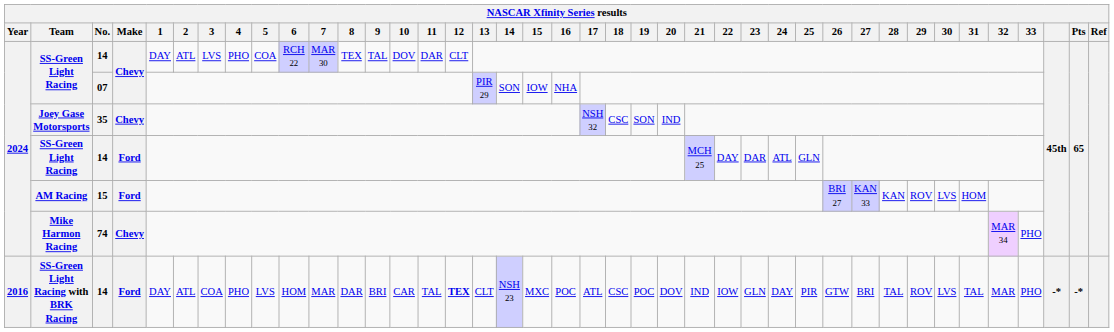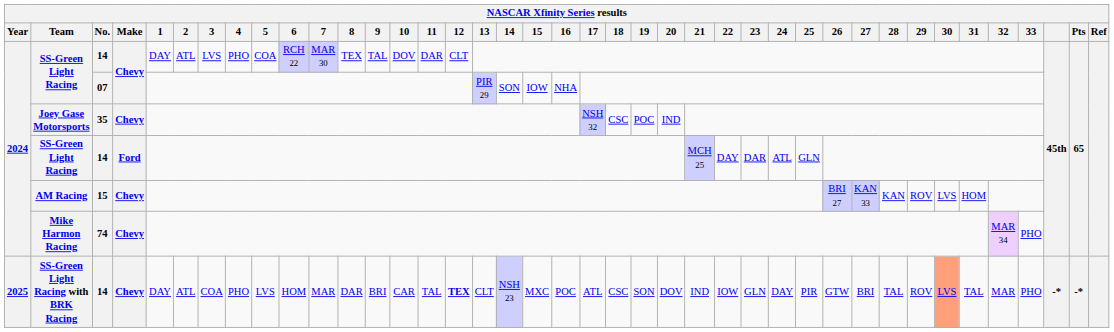(644, 119) SON -> (644, 119) POC
(130, 195) Ford -> (130, 195) Chevy
(18, 291) 2016 -> (18, 291) 2025
(130, 291) Ford -> (130, 291) Chevy
(644, 291) POC -> (644, 291) SON
(947, 291) no background -> (947, 291) lightsalmon background
